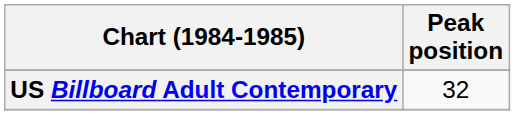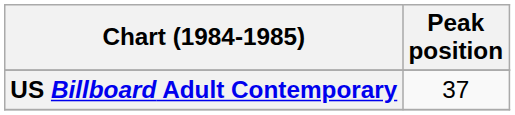(456, 89) 32 -> (456, 89) 37
